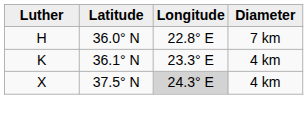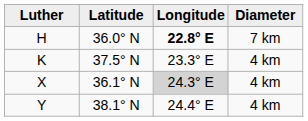(191, 37) normal -> (191, 37) bold
(116, 60) 36.1° N -> (116, 60) 37.5° N
(116, 82) 37.5° N -> (116, 82) 36.1° N
+ row: (42, 104)
